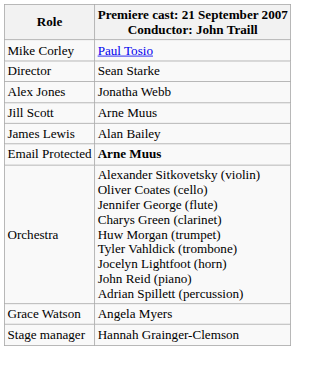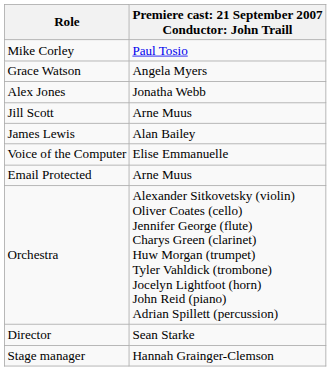rows swapped: (44, 314) <-> (29, 71)
+ row: (67, 154)
(130, 154) bold -> (162, 175) normal
